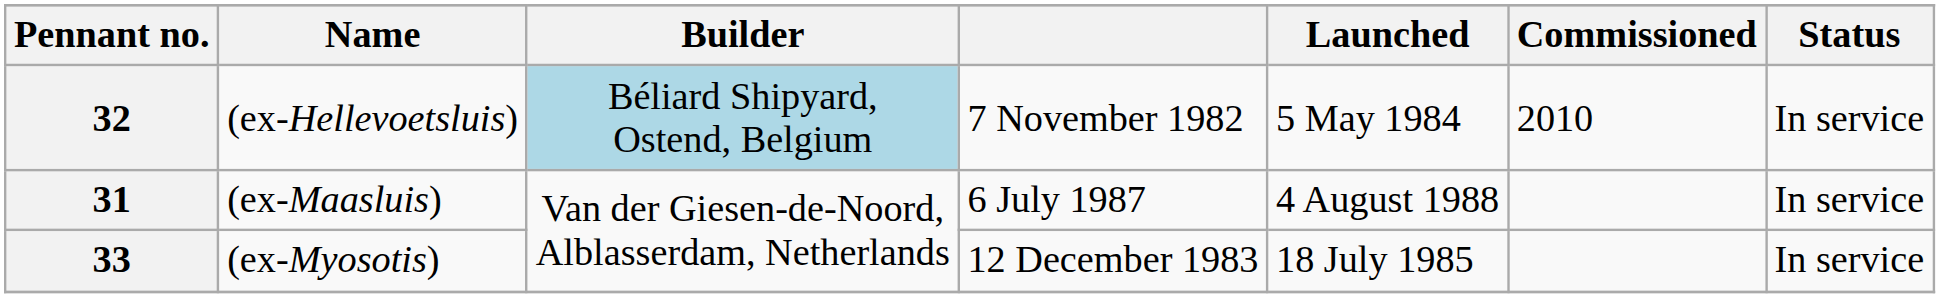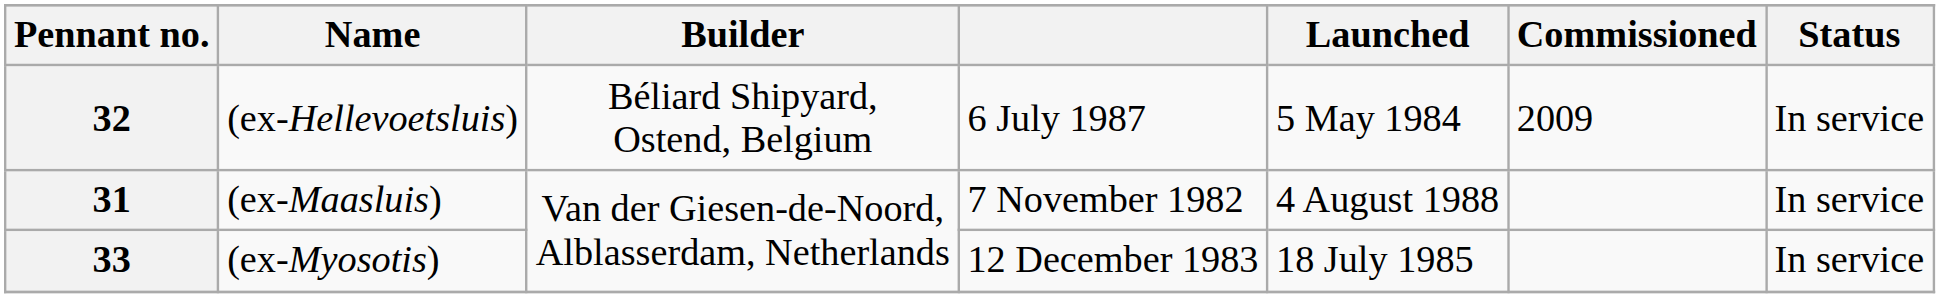(743, 116) lightblue background -> (743, 116) no background
(1106, 116) 7 November 1982 -> (1057, 116) 6 July 1987
(1555, 116) 2010 -> (1555, 116) 2009
(1057, 199) 6 July 1987 -> (1106, 199) 7 November 1982
